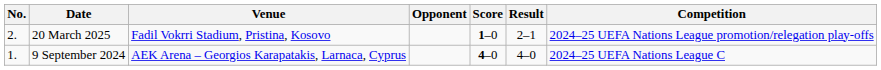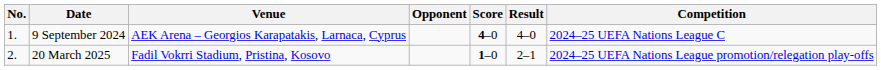rows swapped: (79, 55) <-> (71, 34)
